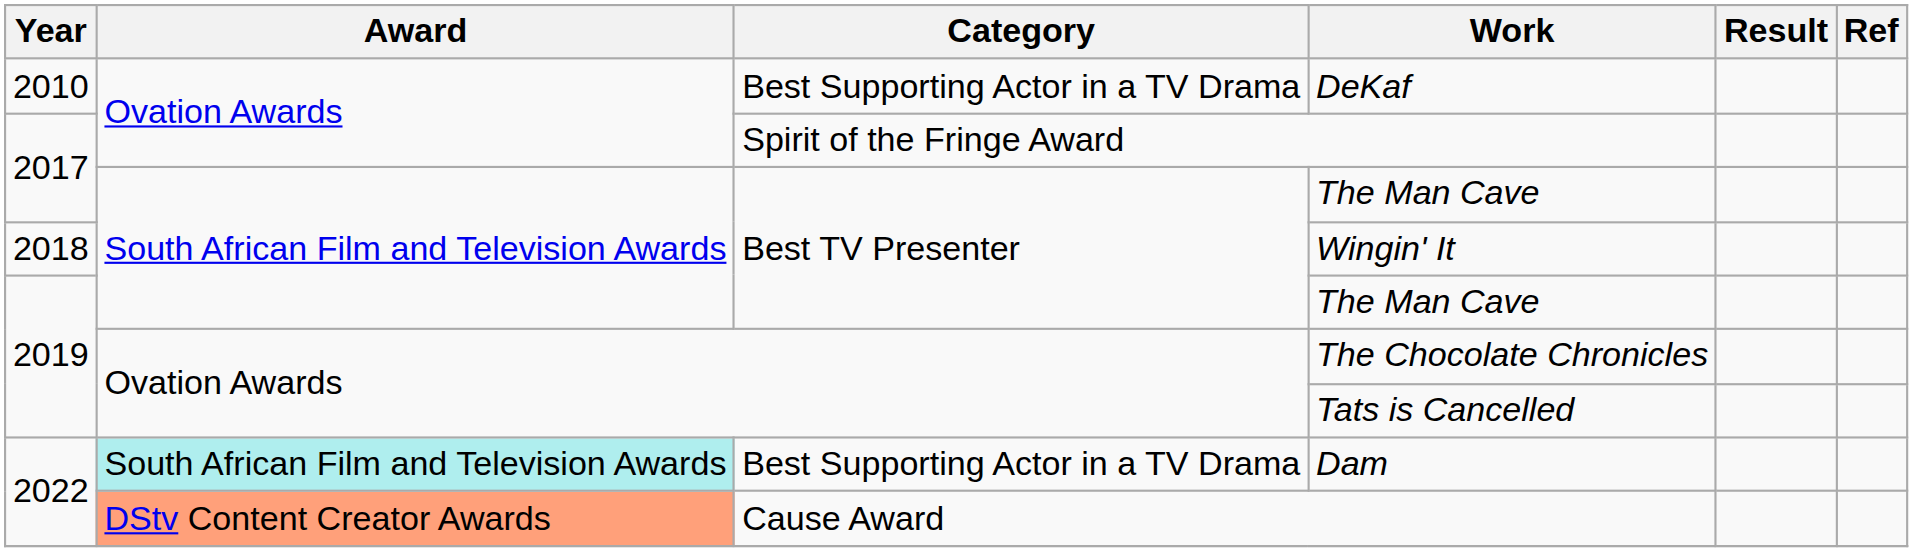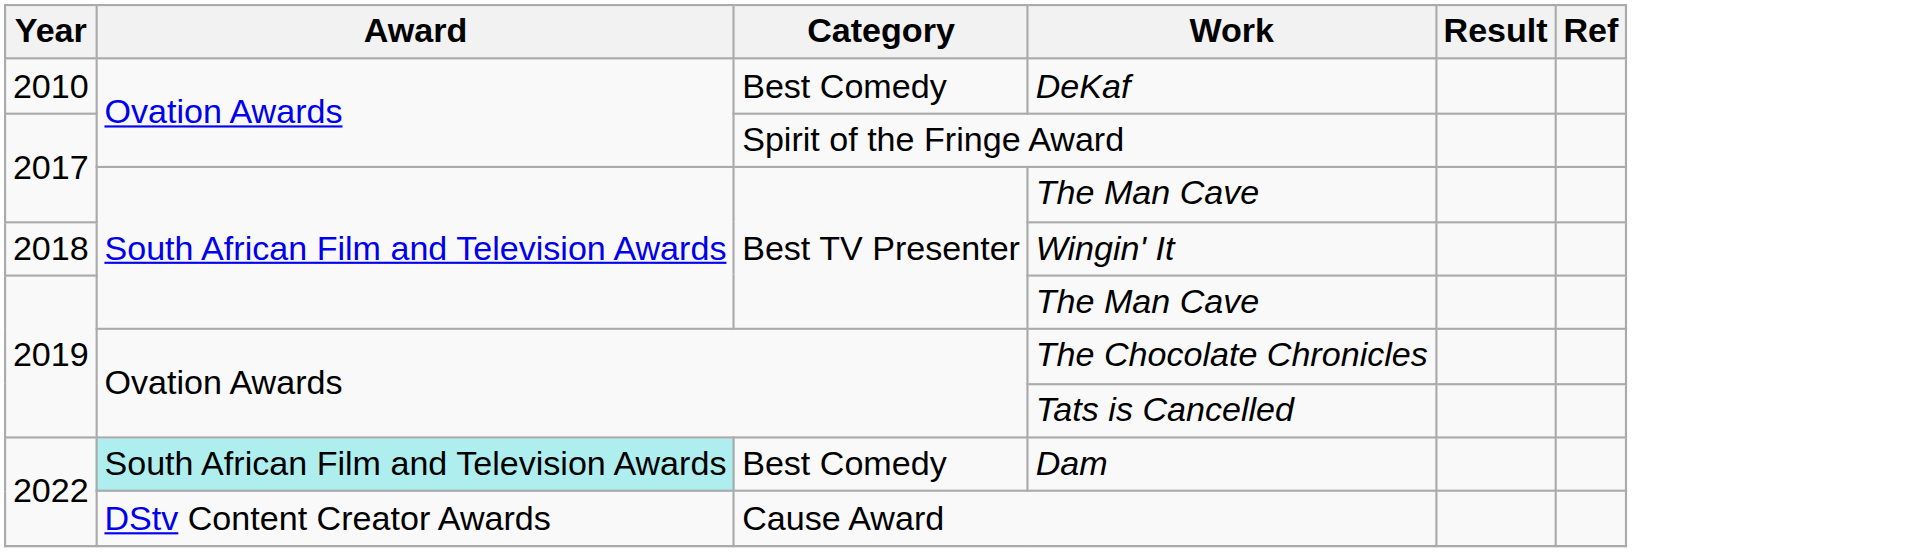(1021, 85) Best Supporting Actor in a TV Drama -> (844, 85) Best Comedy
(1021, 463) Best Supporting Actor in a TV Drama -> (844, 463) Best Comedy
(328, 517) lightsalmon background -> (328, 517) no background
